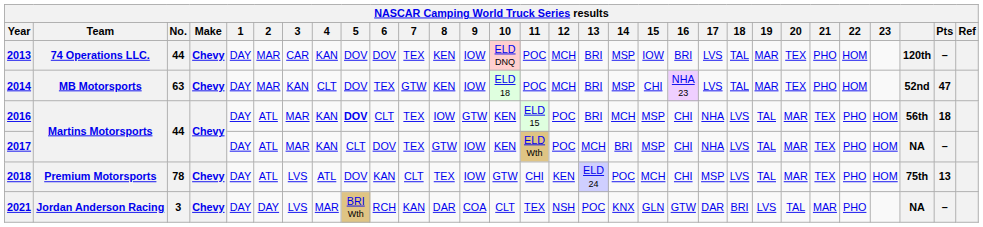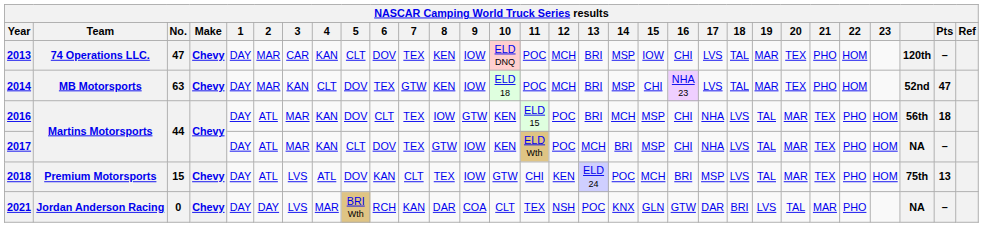(178, 55) 44 -> (178, 55) 47
(356, 55) DOV -> (356, 55) CLT
(683, 55) BRI -> (683, 55) CHI
(356, 116) bold -> (356, 116) normal
(178, 177) 78 -> (178, 177) 15
(683, 177) CHI -> (683, 177) BRI
(178, 207) 3 -> (178, 207) 0
